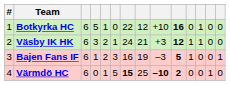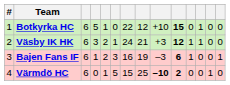(178, 27) 16 -> (178, 27) 15
(178, 57) 5 -> (178, 57) 6
(128, 73) bold -> (128, 73) normal
